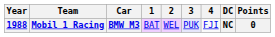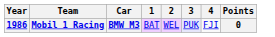- column: (228, 12)
(17, 26) 1988 -> (17, 26) 1986
